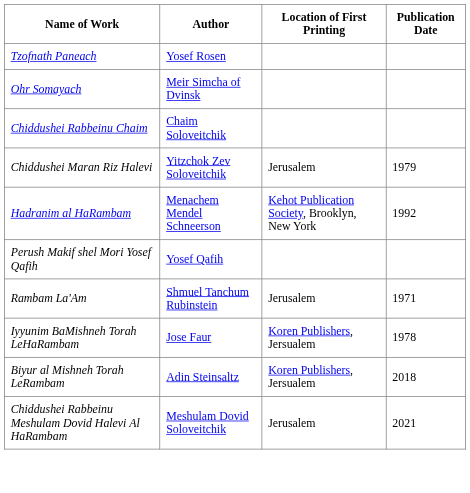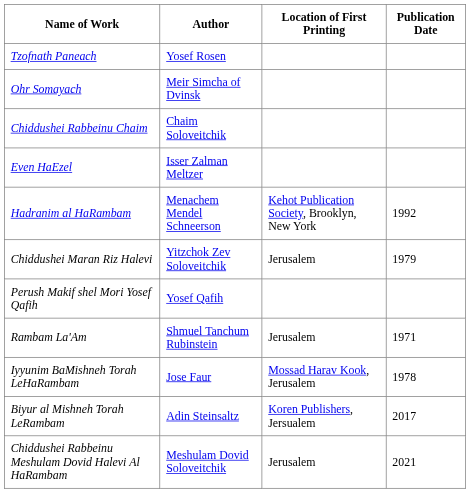+ row: (41, 167)
rows swapped: (82, 167) <-> (71, 213)
(311, 337) Koren Publishers, Jersualem -> (319, 377) Mossad Harav Kook, Jerusalem
(404, 377) 2018 -> (404, 416) 2017
